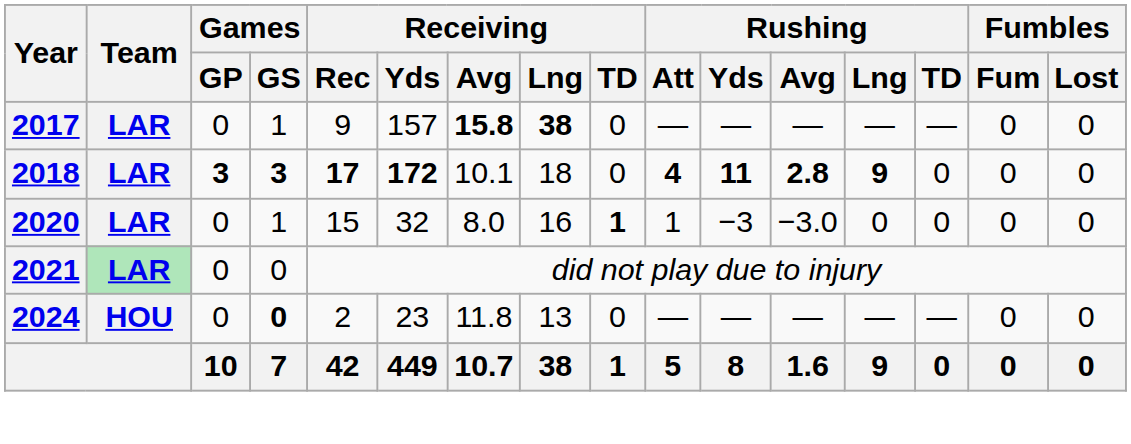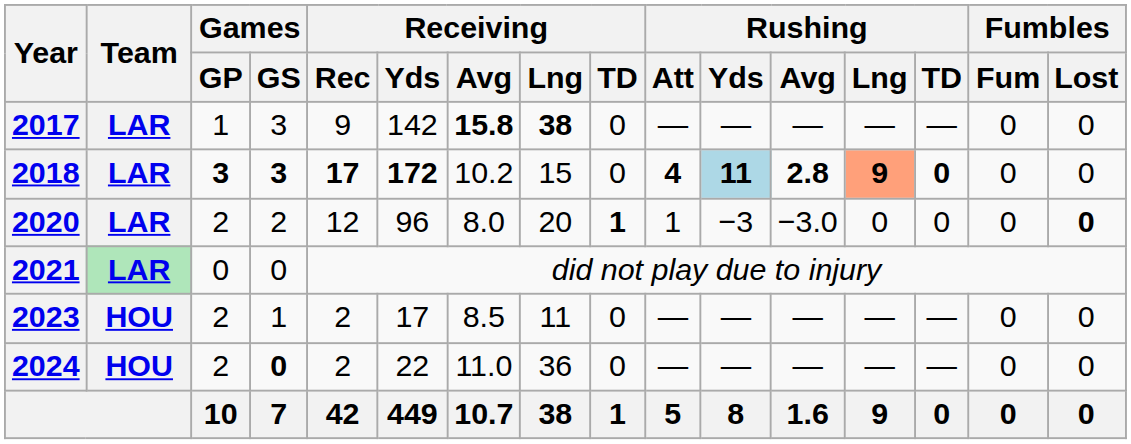(221, 125) 0 -> (221, 125) 1
(279, 125) 1 -> (279, 125) 3
(412, 125) 157 -> (412, 125) 142
(484, 173) 10.1 -> (484, 173) 10.2
(555, 173) 18 -> (555, 173) 15
(736, 173) no background -> (736, 173) lightblue background
(880, 173) no background -> (880, 173) lightsalmon background
(942, 173) normal -> (942, 173) bold
(221, 221) 0 -> (221, 221) 2
(279, 221) 1 -> (279, 221) 2
(343, 221) 15 -> (343, 221) 12
(412, 221) 32 -> (412, 221) 96
(555, 221) 16 -> (555, 221) 20
(1086, 221) normal -> (1086, 221) bold
+ row: (46, 317)
(221, 317) 0 -> (221, 366) 2
(412, 317) 23 -> (412, 366) 22
(484, 317) 11.8 -> (484, 366) 11.0
(555, 317) 13 -> (555, 366) 36
